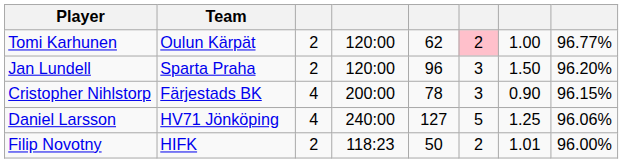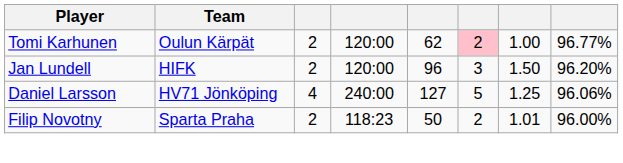(208, 68) Sparta Praha -> (177, 68) HIFK
- row: (80, 94)
(179, 145) HIFK -> (206, 119) Sparta Praha
